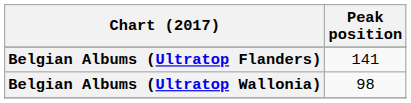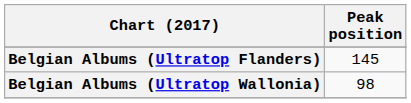(365, 60) 141 -> (365, 60) 145
